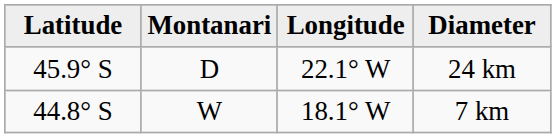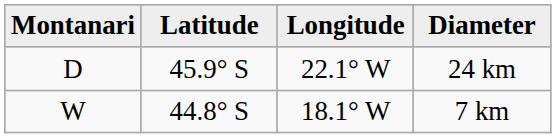columns swapped: (209, 25) <-> (73, 25)
